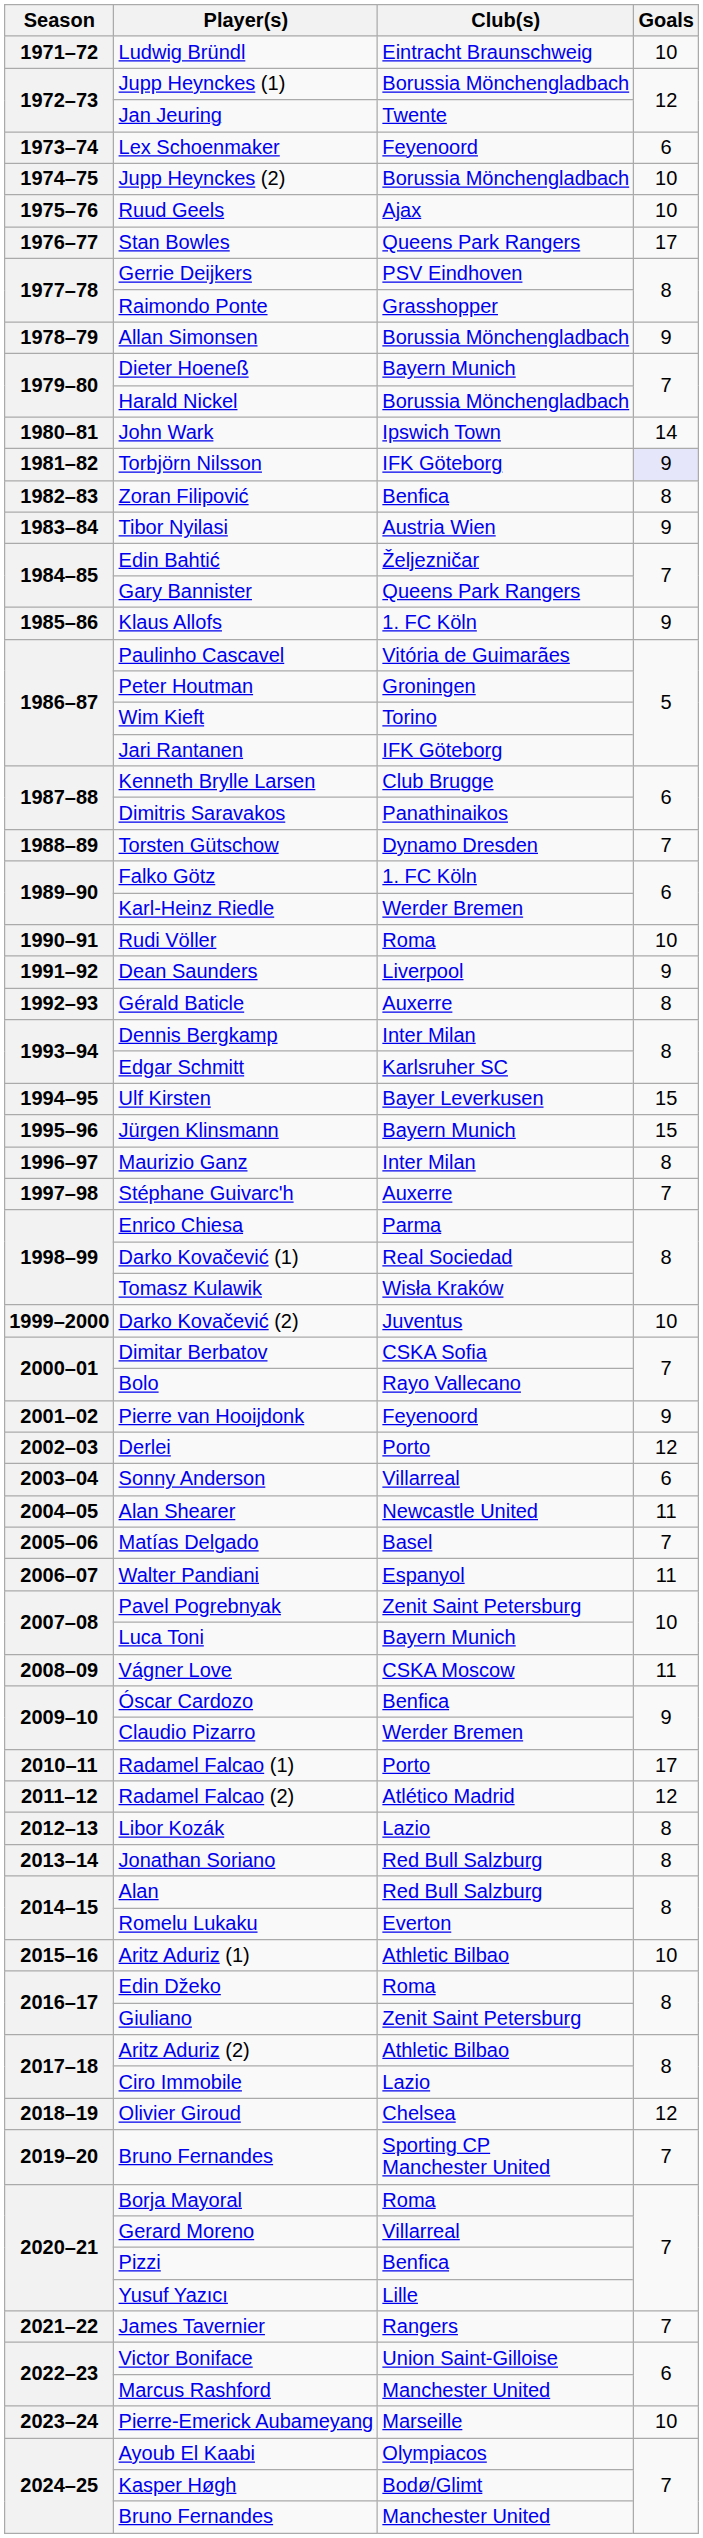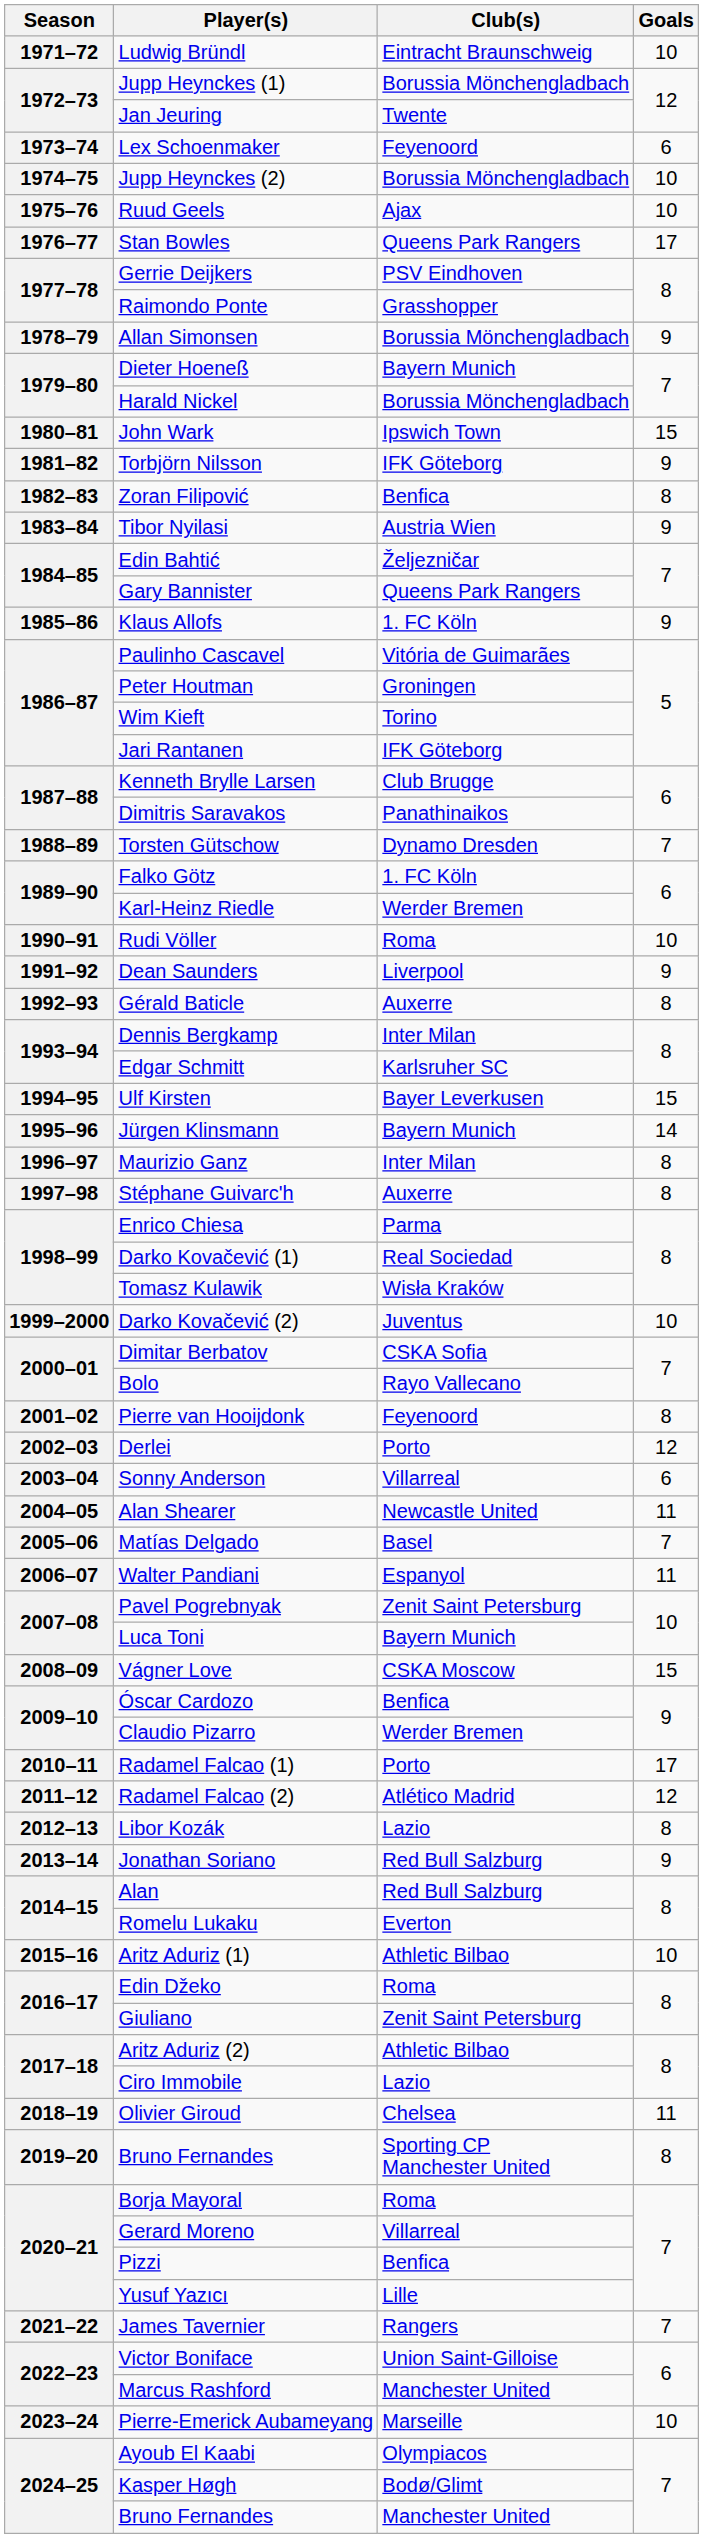(666, 432) 14 -> (666, 432) 15
(666, 464) lavender background -> (666, 464) no background
(666, 1130) 15 -> (666, 1130) 14
(666, 1193) 7 -> (666, 1193) 8
(666, 1415) 9 -> (666, 1415) 8
(666, 1669) 11 -> (666, 1669) 15
(666, 1860) 8 -> (666, 1860) 9
(666, 2113) 12 -> (666, 2113) 11
(666, 2156) 7 -> (666, 2156) 8
